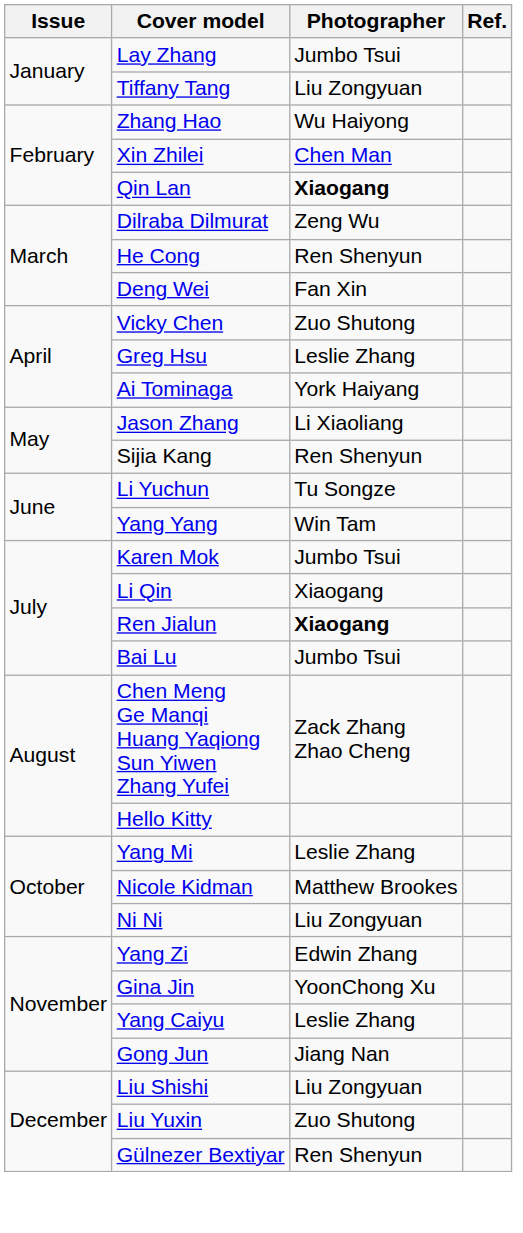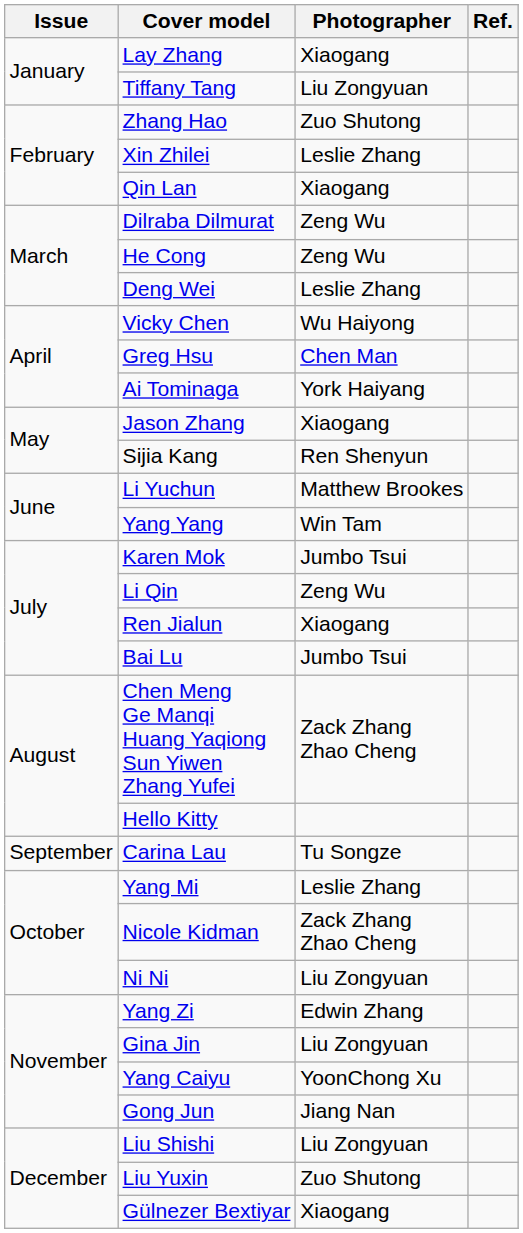(348, 54) Jumbo Tsui -> (345, 54) Xiaogang
(352, 121) Wu Haiyong -> (361, 121) Zuo Shutong
(343, 155) Chen Man -> (361, 155) Leslie Zhang
(342, 188) bold -> (345, 188) normal
(358, 255) Ren Shenyun -> (343, 255) Zeng Wu
(331, 289) Fan Xin -> (361, 289) Leslie Zhang
(355, 322) Zuo Shutong -> (358, 322) Wu Haiyong
(355, 356) Leslie Zhang -> (349, 356) Chen Man
(349, 423) Li Xiaoliang -> (345, 423) Xiaogang
(345, 490) Tu Songze -> (382, 490) Matthew Brookes
(339, 590) Xiaogang -> (343, 590) Zeng Wu
(342, 624) bold -> (345, 624) normal
+ row: (174, 853)
(376, 886) Matthew Brookes -> (358, 932) Zack Zhang Zhao Cheng
(365, 987) YoonChong Xu -> (364, 1044) Liu Zongyuan
(355, 1020) Leslie Zhang -> (371, 1077) YoonChong Xu
(358, 1154) Ren Shenyun -> (345, 1211) Xiaogang
